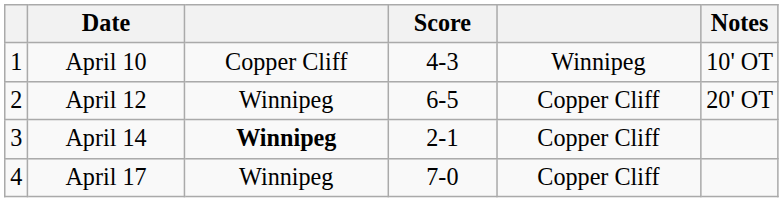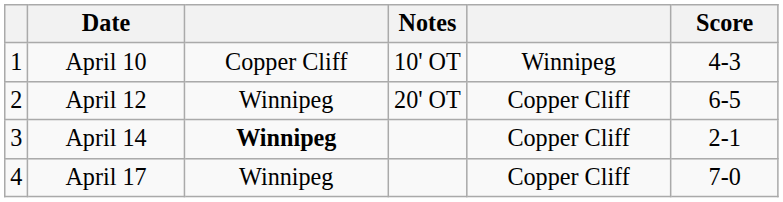columns swapped: (442, 23) <-> (740, 23)
